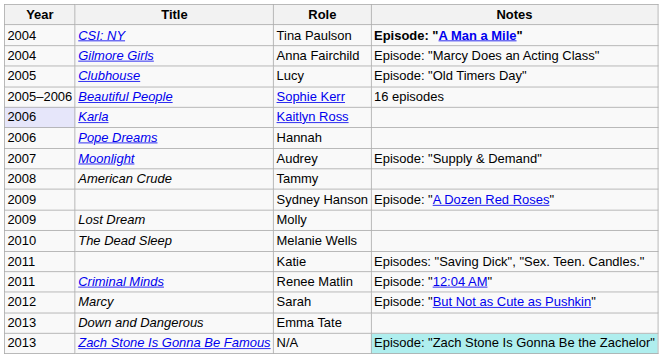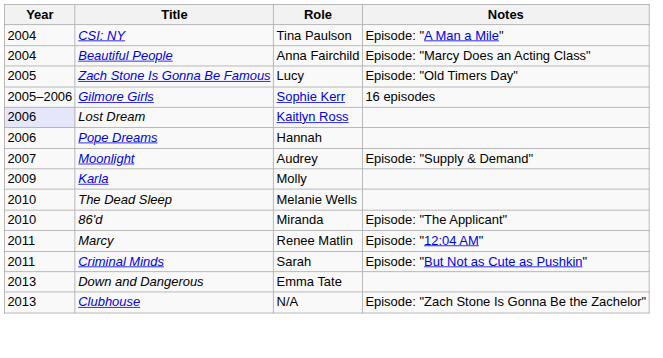(448, 35) bold -> (434, 35) normal
(116, 55) Gilmore Girls -> (125, 55) Beautiful People
(109, 76) Clubhouse -> (174, 76) Zach Stone Is Gonna Be Famous
(125, 96) Beautiful People -> (116, 96) Gilmore Girls
(93, 117) Karla -> (112, 117) Lost Dream
- row: (297, 179)
- row: (322, 199)
(112, 220) Lost Dream -> (93, 179) Karla
+ row: (300, 220)
- row: (291, 261)
(121, 281) Criminal Minds -> (96, 240) Marcy
(22, 302) 2012 -> (21, 261) 2011
(96, 302) Marcy -> (121, 261) Criminal Minds
(174, 343) Zach Stone Is Gonna Be Famous -> (109, 302) Clubhouse
(514, 343) paleturquoise background -> (506, 302) no background
